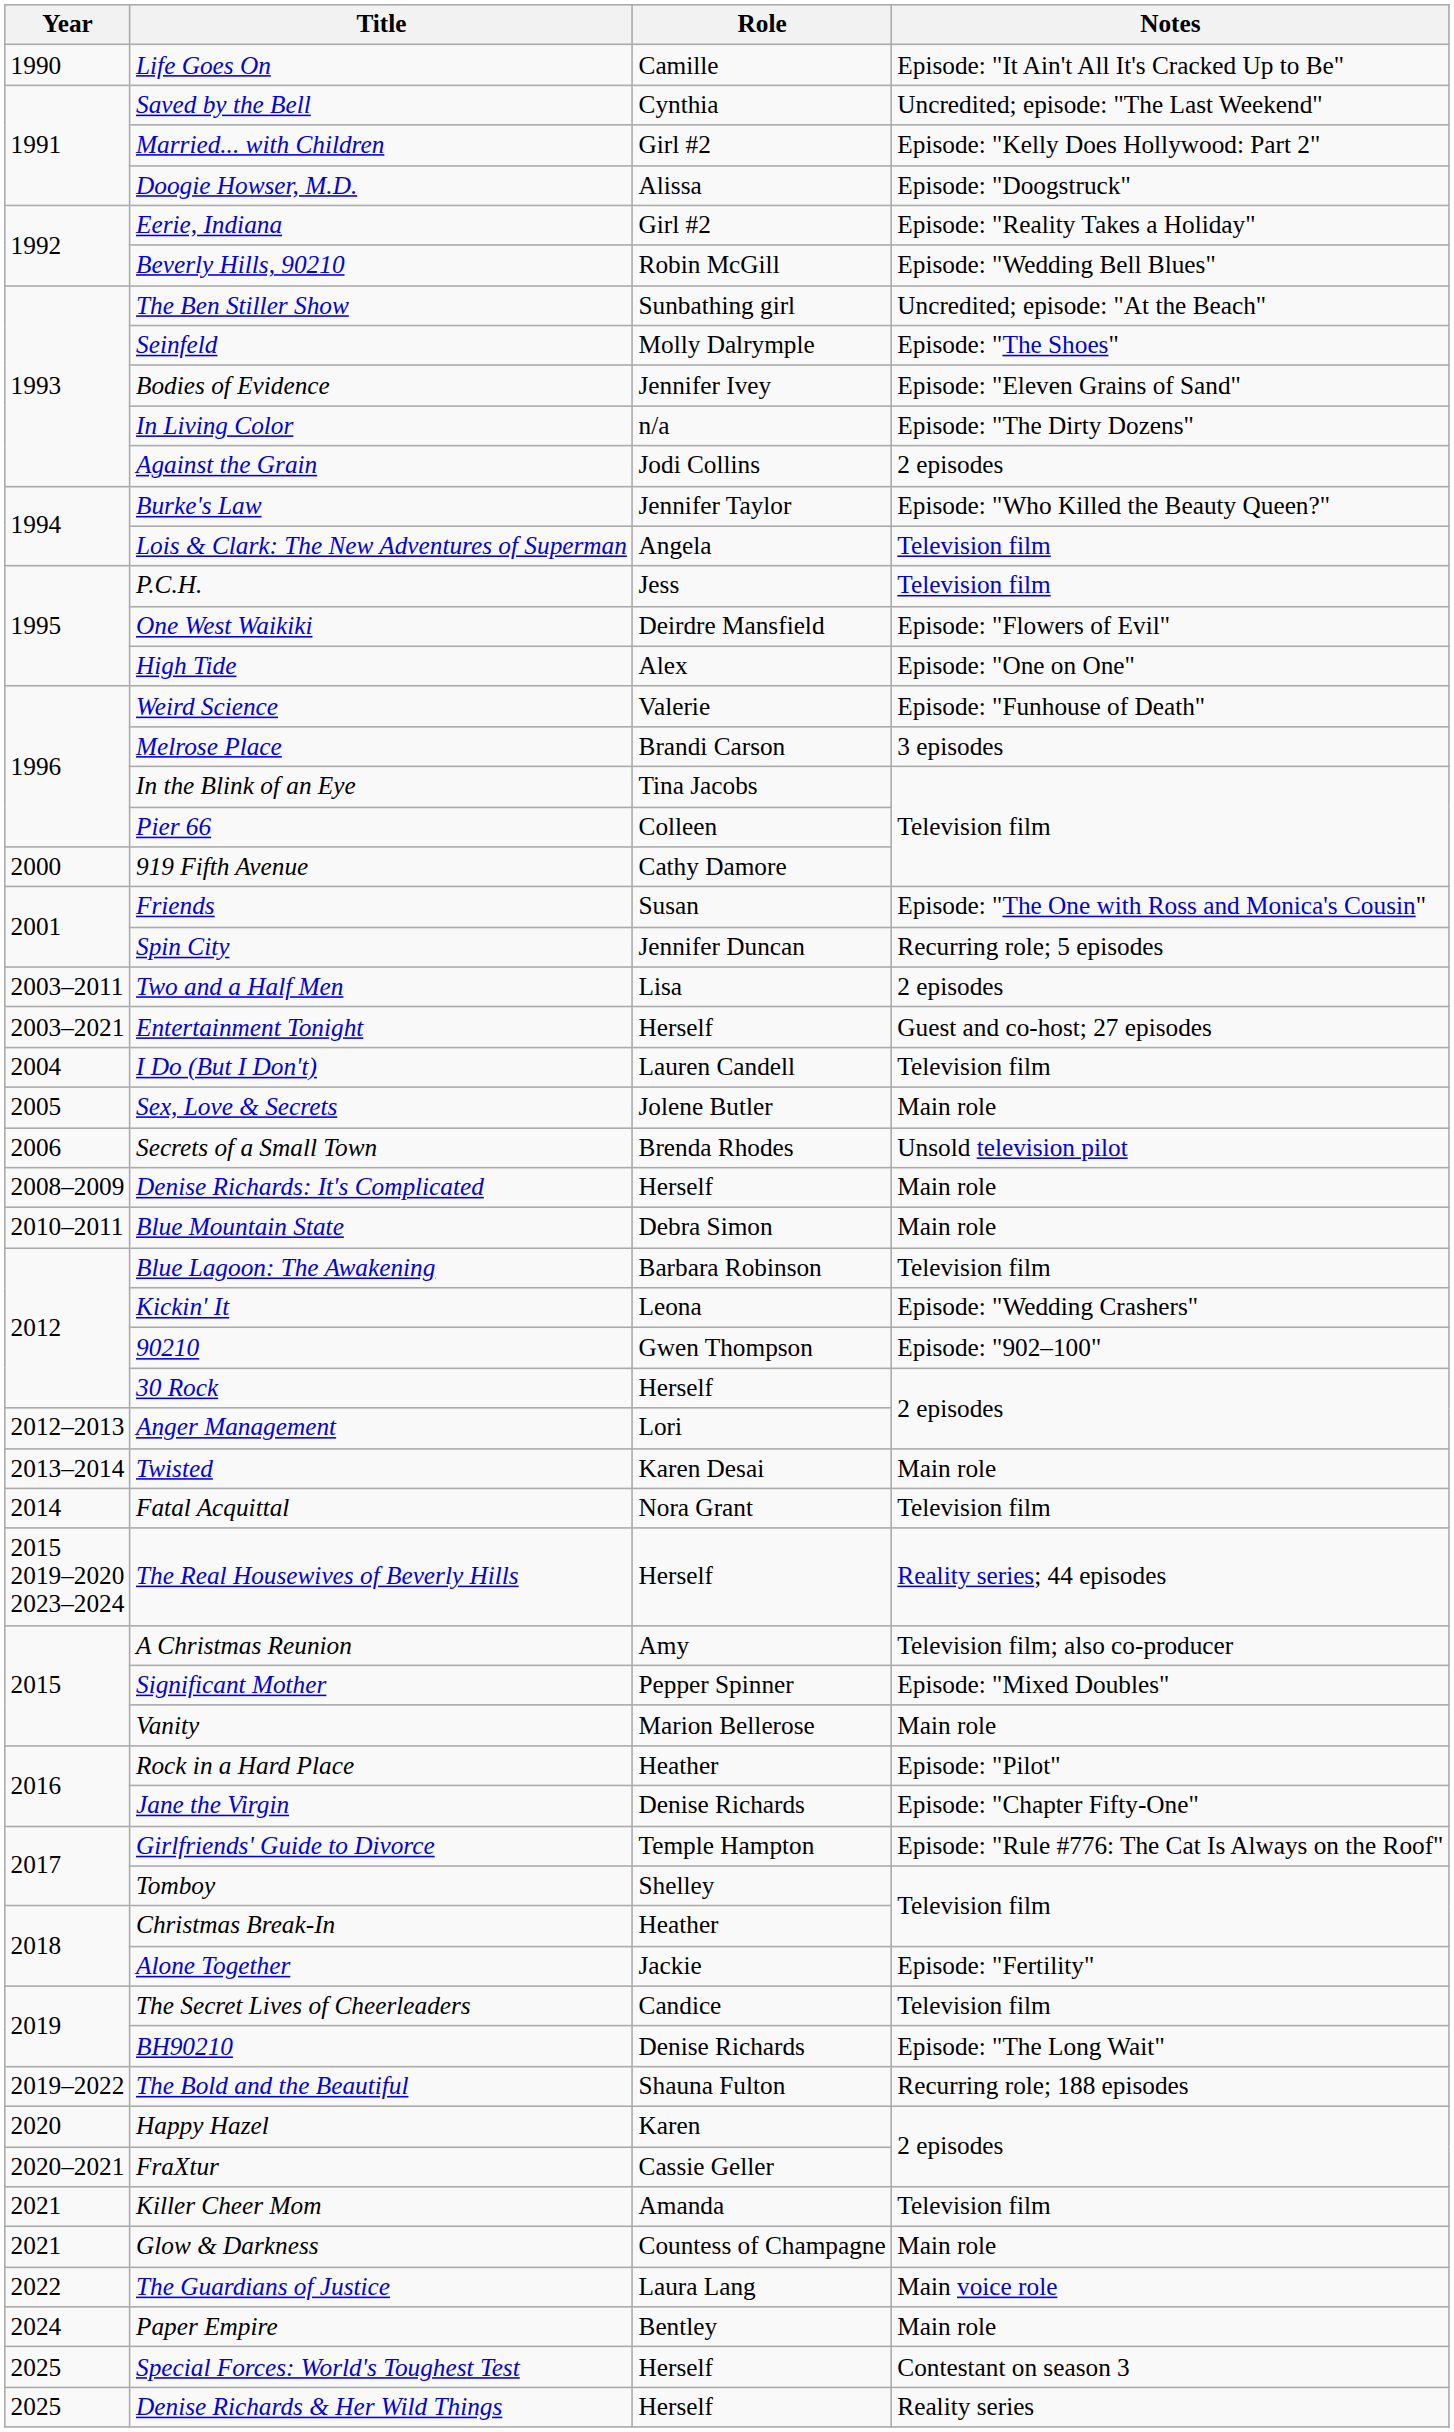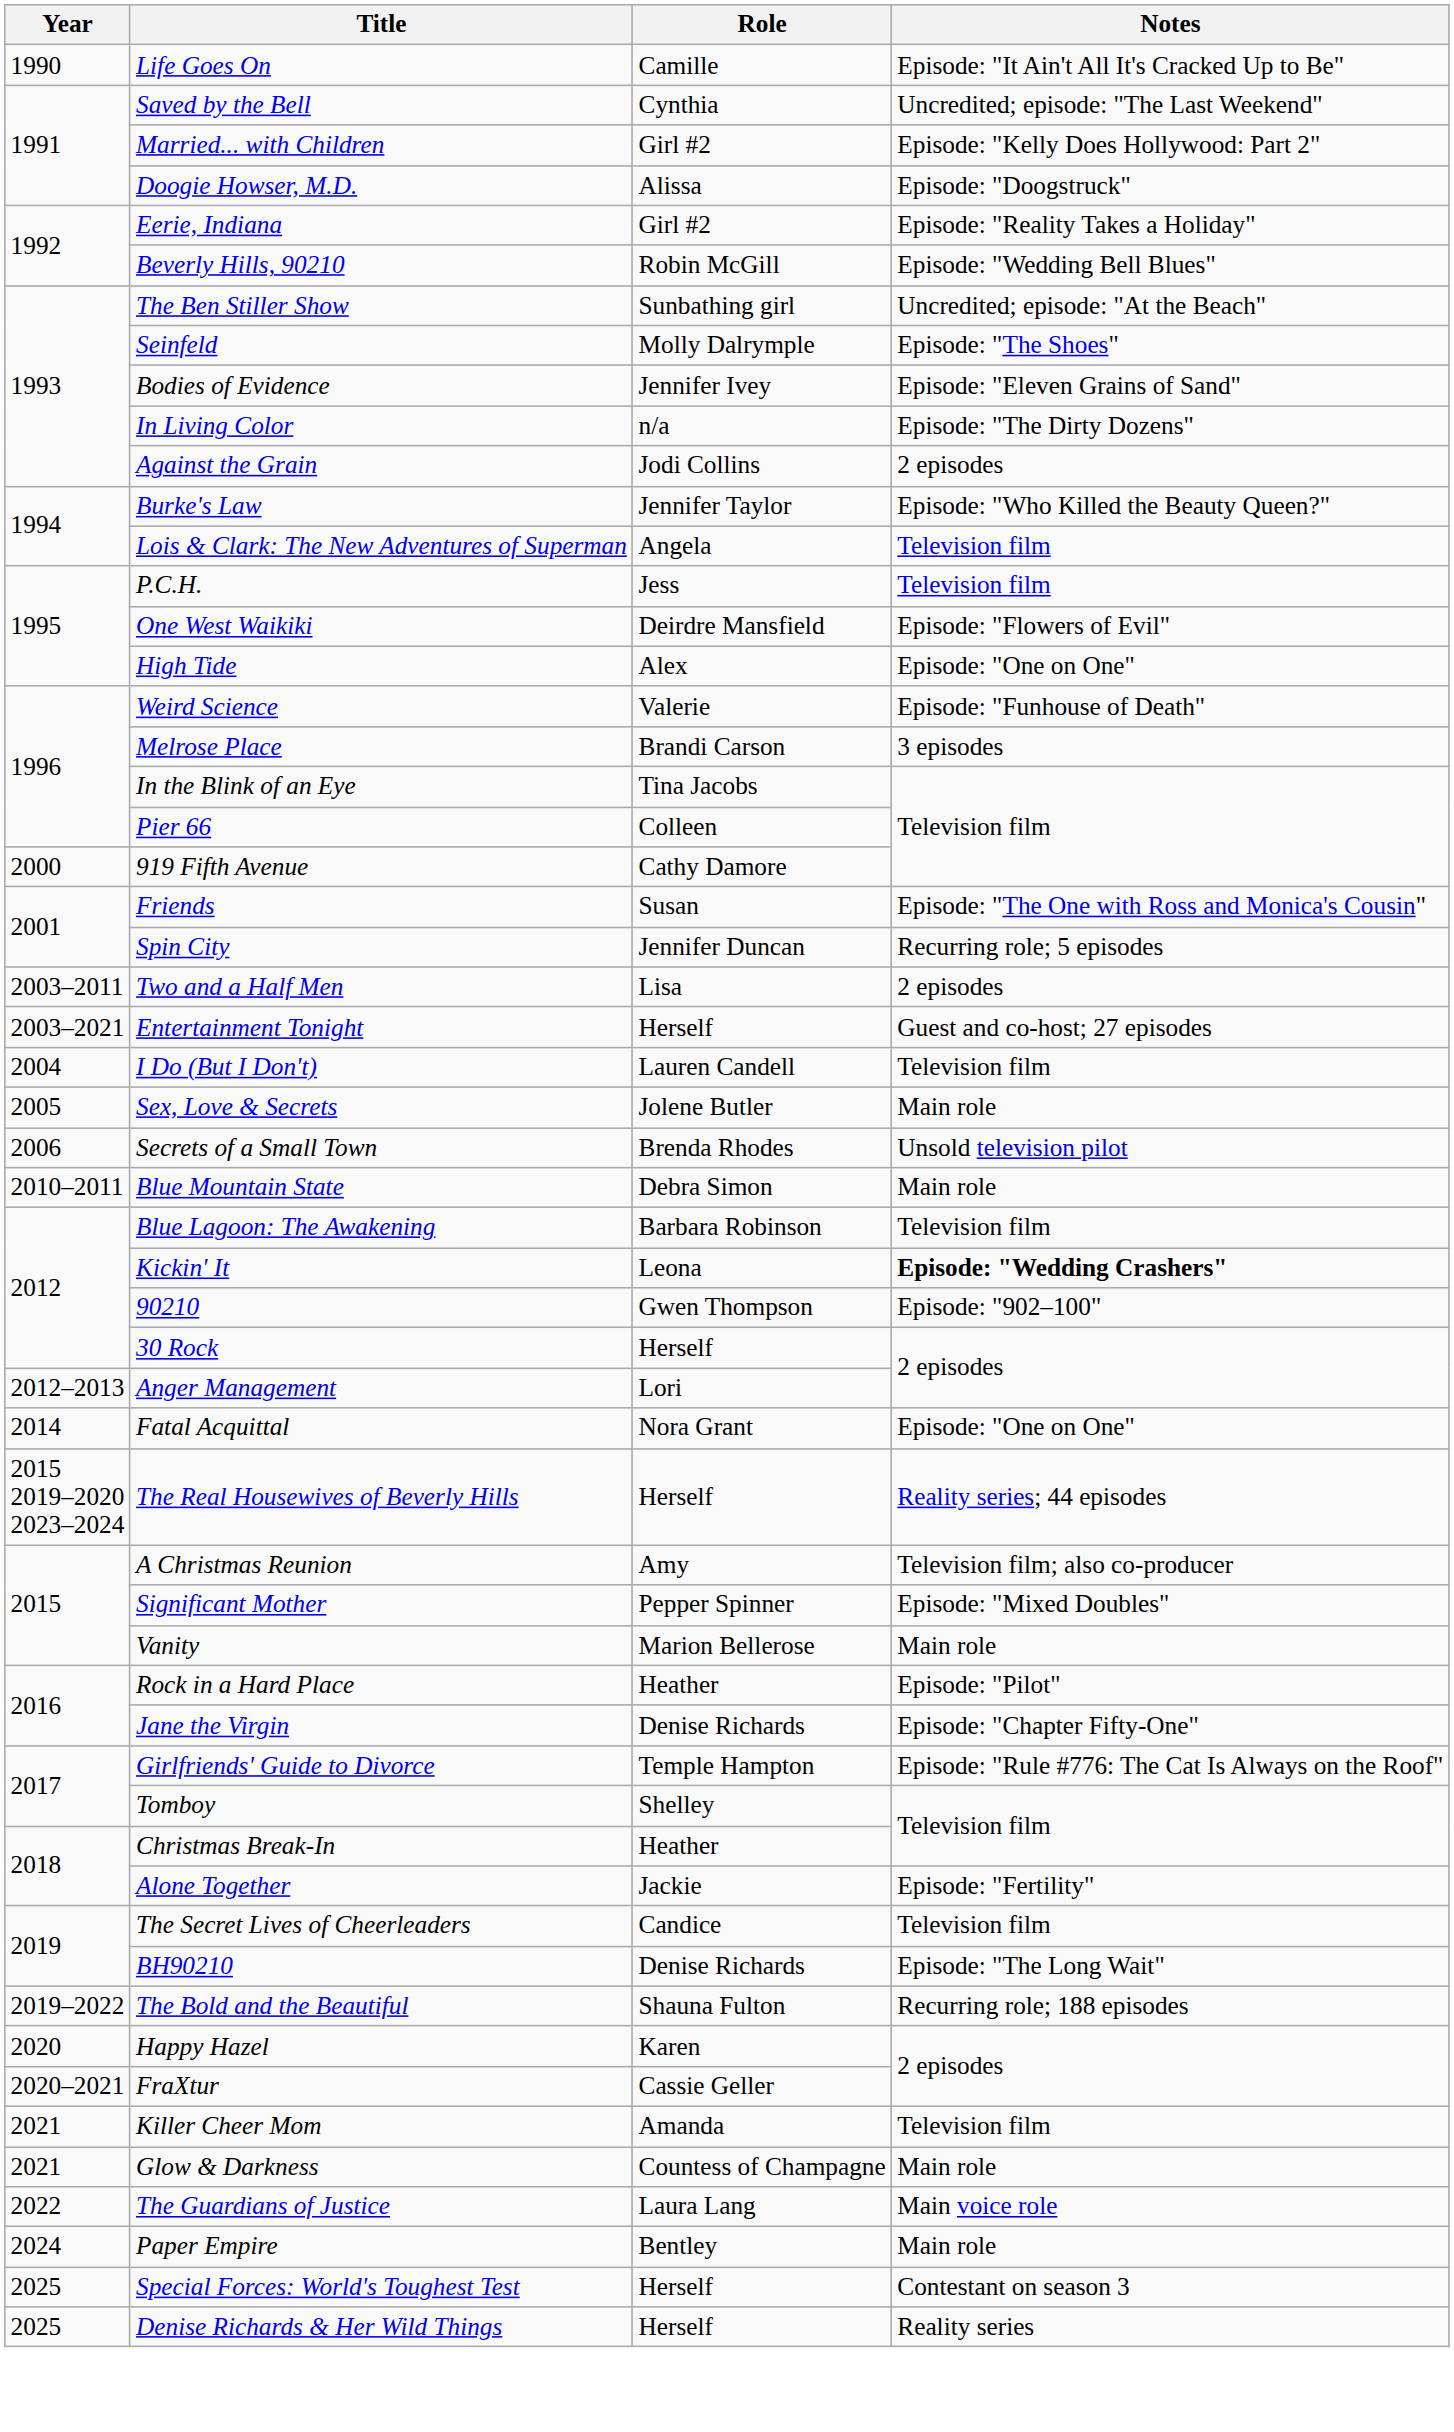- row: (310, 1187)
(1048, 1307) normal -> (1062, 1267) bold
- row: (174, 1467)
(974, 1507) Television film -> (1016, 1427) Episode: "One on One"
